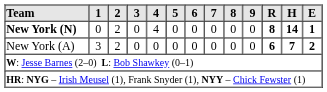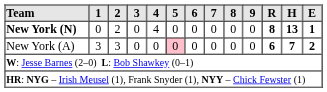(292, 29) 14 -> (292, 29) 13
(118, 46) 2 -> (118, 46) 3
(175, 46) no background -> (175, 46) pink background
